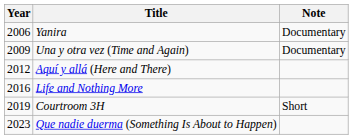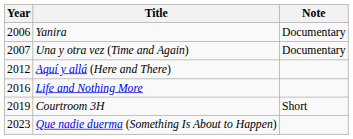(19, 50) 2009 -> (19, 50) 2007
